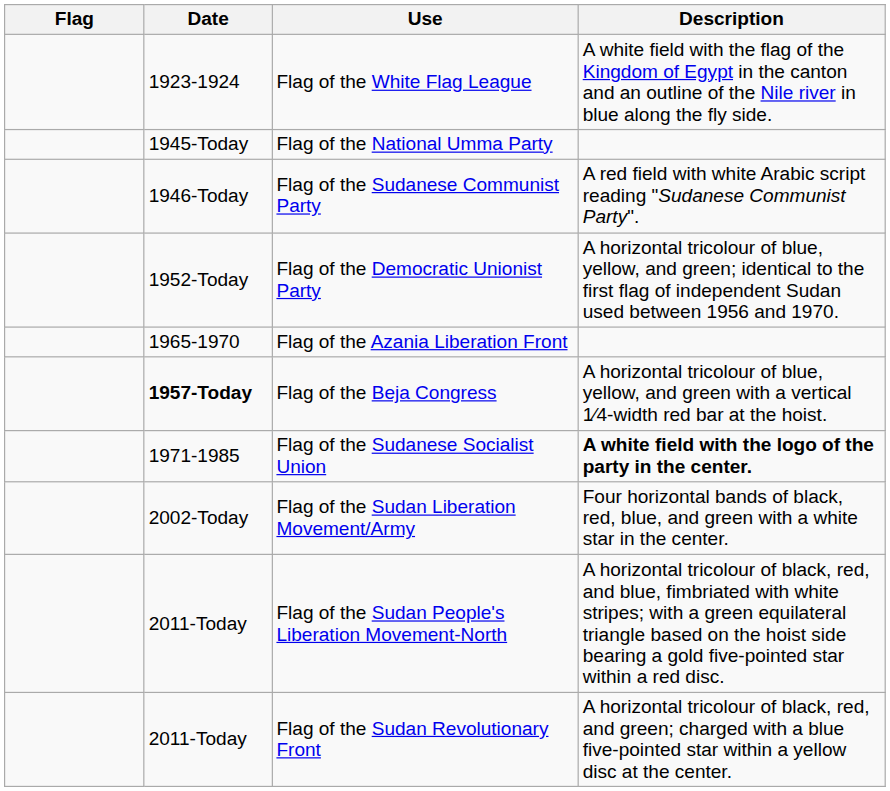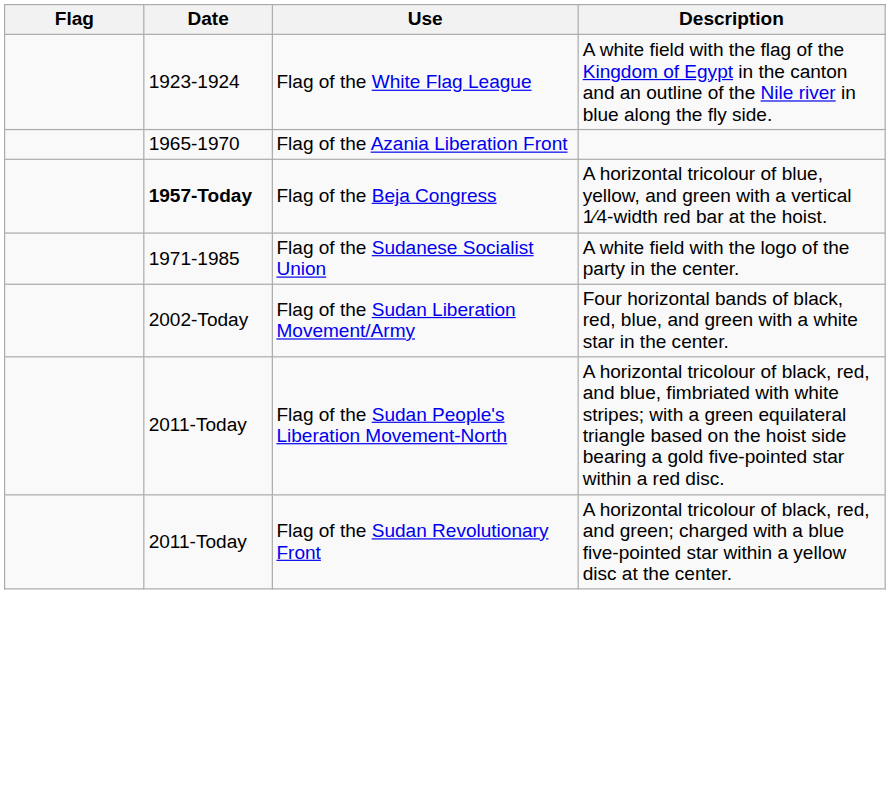- row: (415, 144)
- row: (418, 195)
- row: (409, 279)
(728, 455) bold -> (716, 258) normal
